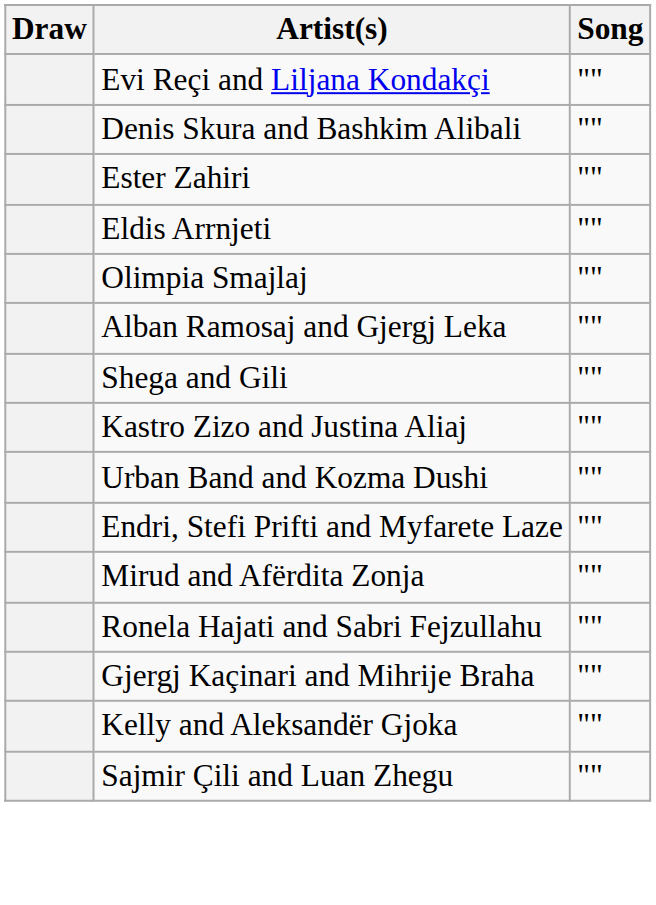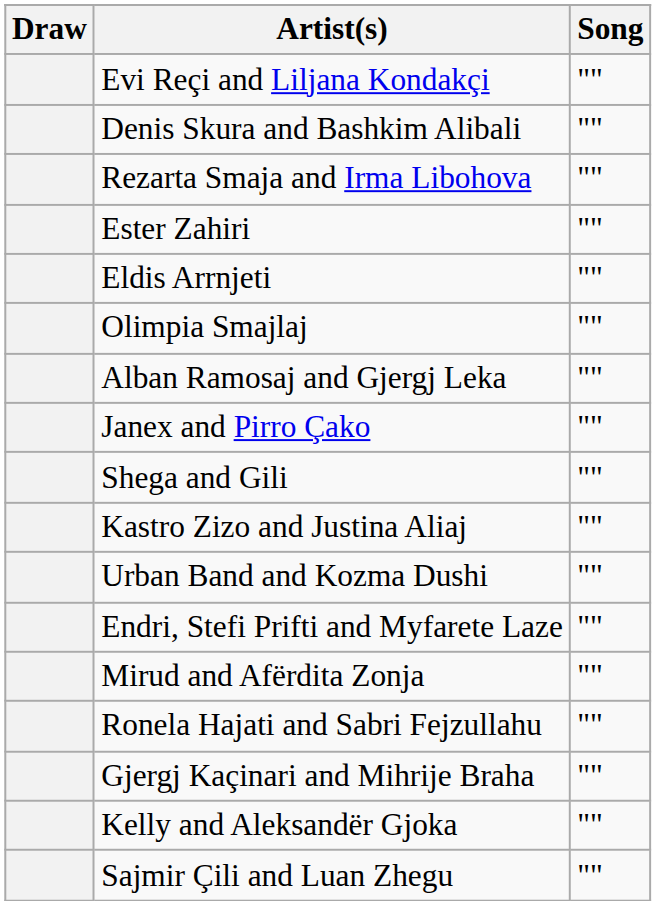+ row: (316, 178)
+ row: (236, 427)
